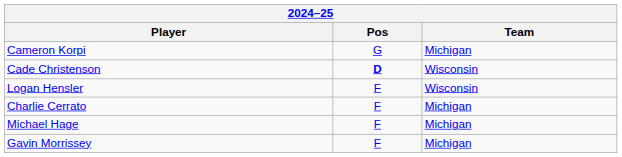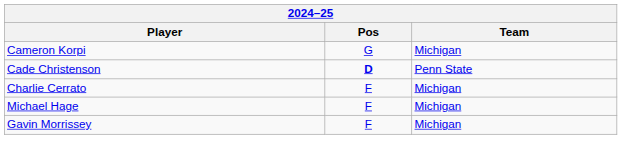(451, 69) Wisconsin -> (443, 69) Penn State
- row: (45, 87)
